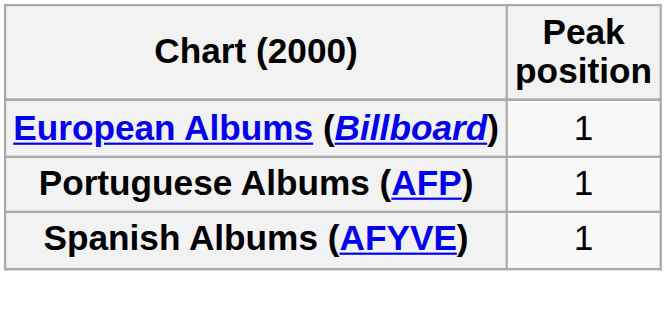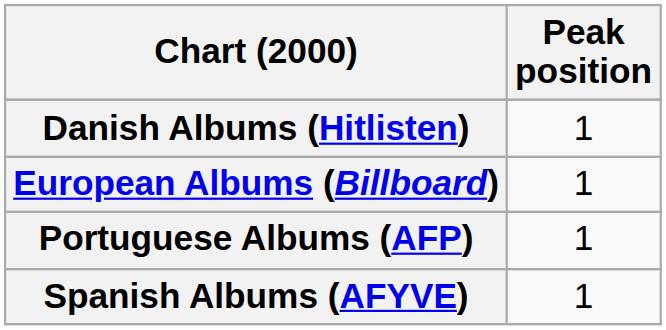+ row: (256, 127)
